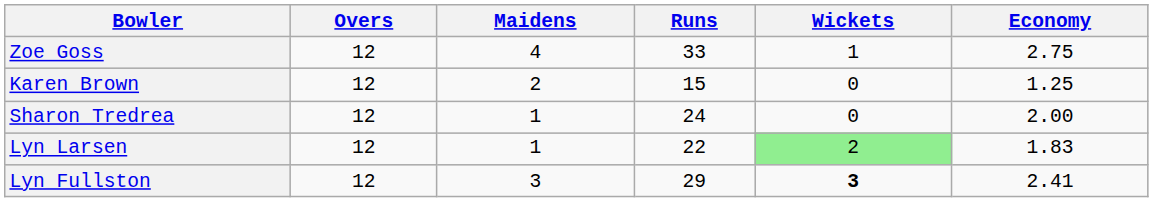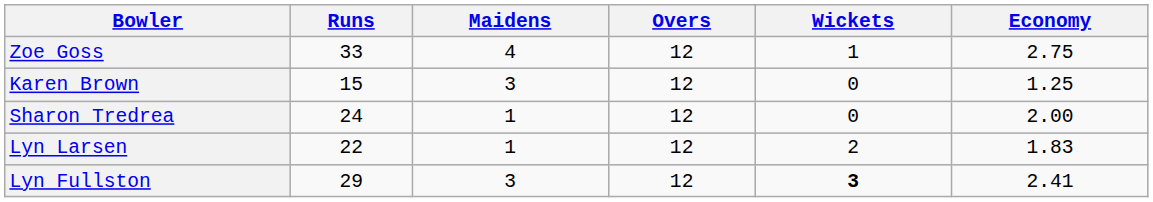columns swapped: (364, 21) <-> (694, 21)
(535, 85) 2 -> (510, 85) 3
(853, 149) lightgreen background -> (853, 149) no background
